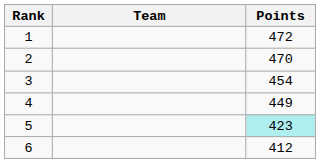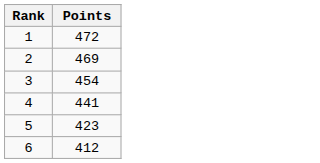- column: (149, 16)
(281, 60) 470 -> (87, 60) 469
(281, 104) 449 -> (87, 104) 441
(281, 126) paleturquoise background -> (87, 126) no background
